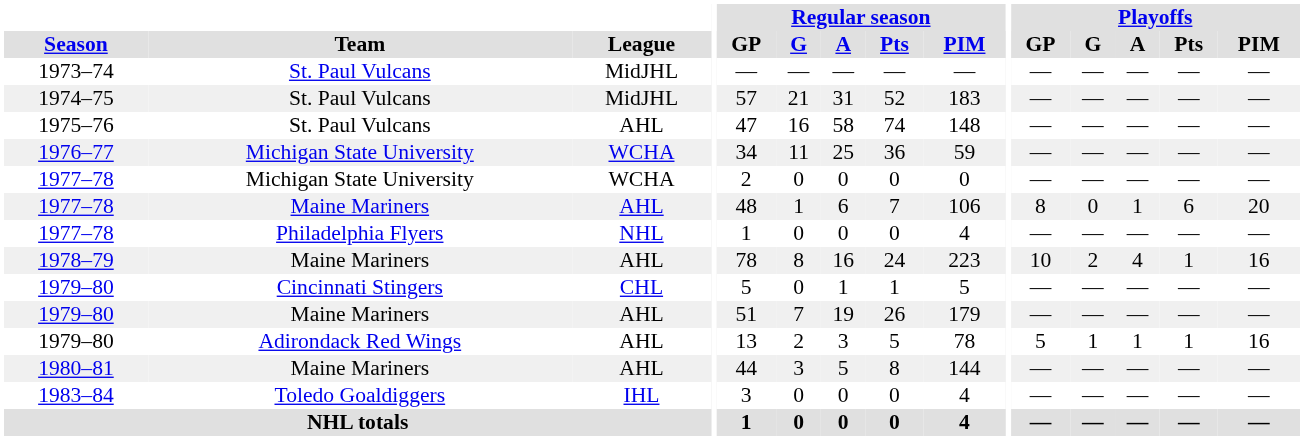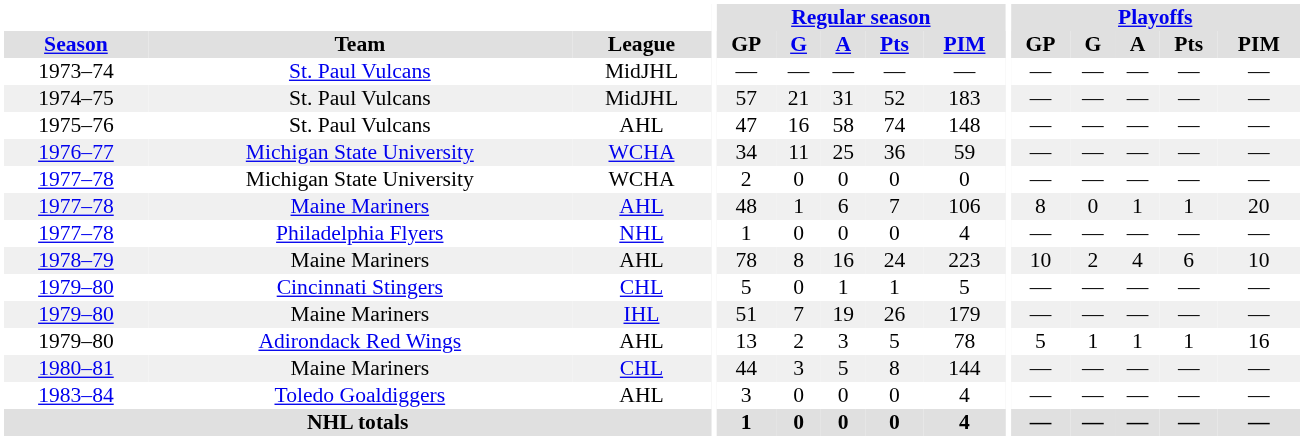(1189, 206) 6 -> (1189, 206) 1
(1189, 260) 1 -> (1189, 260) 6
(1259, 260) 16 -> (1259, 260) 10
(641, 314) AHL -> (641, 314) IHL
(641, 368) AHL -> (641, 368) CHL
(641, 395) IHL -> (641, 395) AHL
